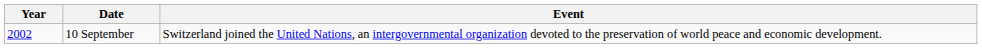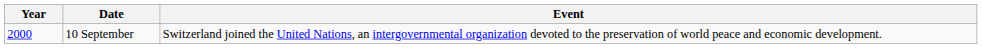(20, 33) 2002 -> (20, 33) 2000
